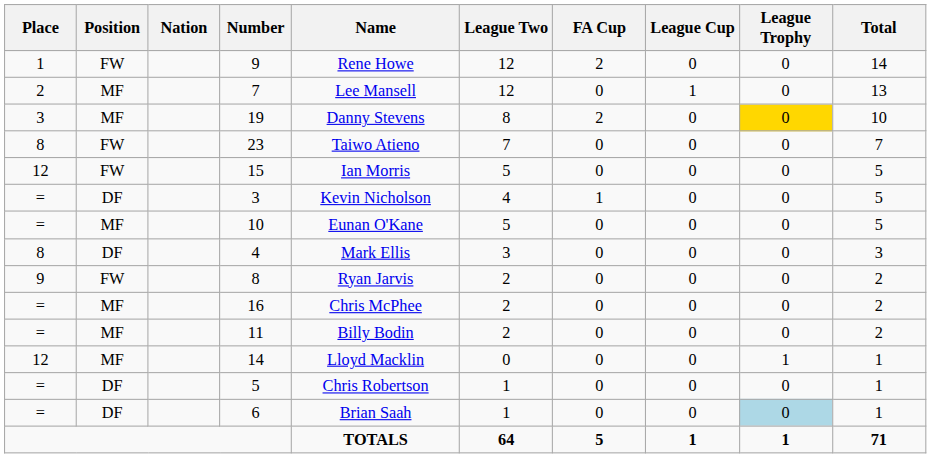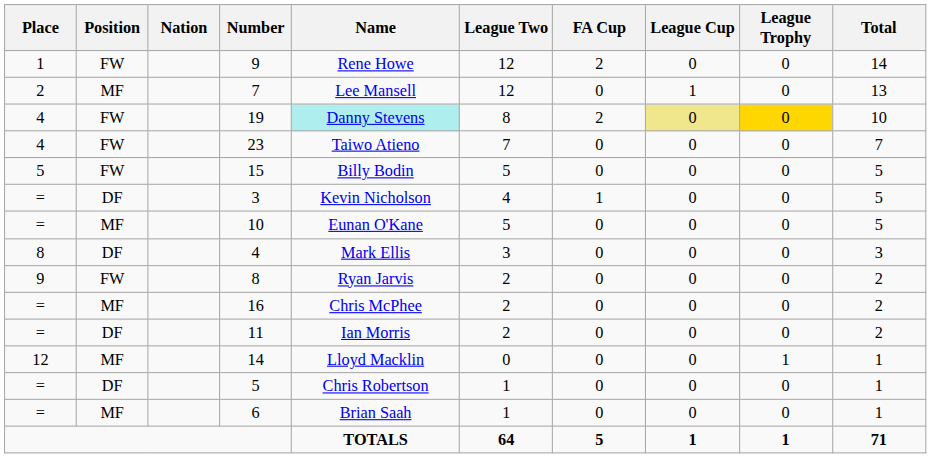(40, 117) 3 -> (40, 117) 4
(112, 117) MF -> (112, 117) FW
(376, 117) no background -> (376, 117) paleturquoise background
(693, 117) no background -> (693, 117) khaki background
(40, 144) 8 -> (40, 144) 4
(40, 171) 12 -> (40, 171) 5
(376, 171) Ian Morris -> (376, 171) Billy Bodin
(112, 332) MF -> (112, 332) DF
(376, 332) Billy Bodin -> (376, 332) Ian Morris
(112, 412) DF -> (112, 412) MF
(786, 412) lightblue background -> (786, 412) no background
